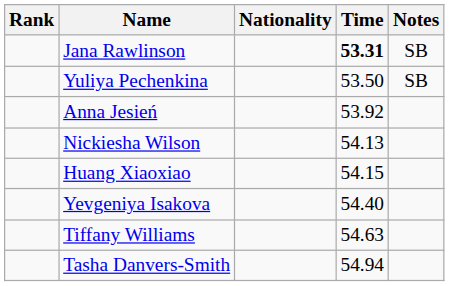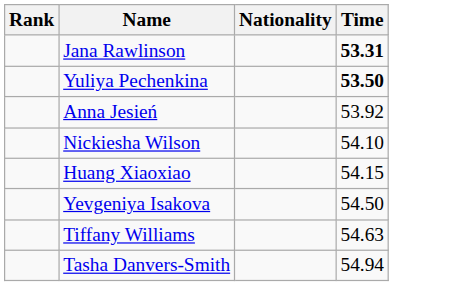- column: (416, 19)
(362, 81) normal -> (362, 81) bold
(362, 142) 54.13 -> (362, 142) 54.10
(362, 204) 54.40 -> (362, 204) 54.50
